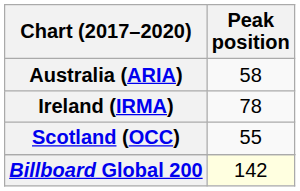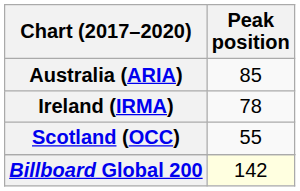(251, 74) 58 -> (251, 74) 85
